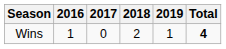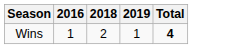- column: (104, 14)
